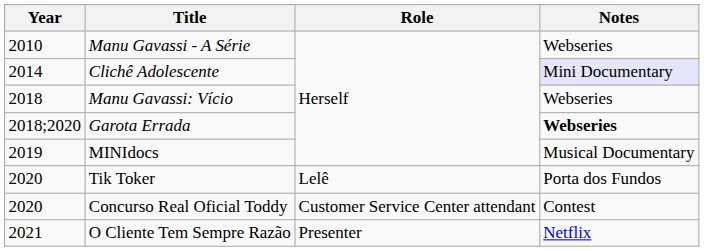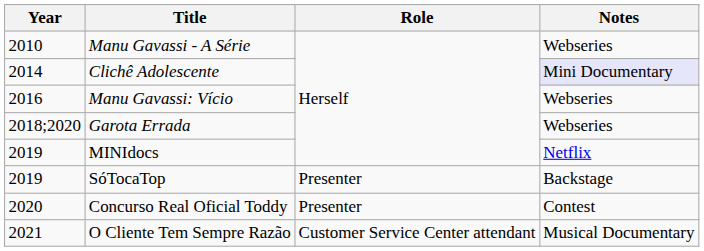(25, 98) 2018 -> (25, 98) 2016
(580, 125) bold -> (578, 125) normal
(619, 152) Musical Documentary -> (567, 152) Netflix
+ row: (127, 179)
- row: (122, 179)
(417, 206) Customer Service Center attendant -> (330, 206) Presenter
(330, 233) Presenter -> (417, 233) Customer Service Center attendant
(567, 233) Netflix -> (619, 233) Musical Documentary
